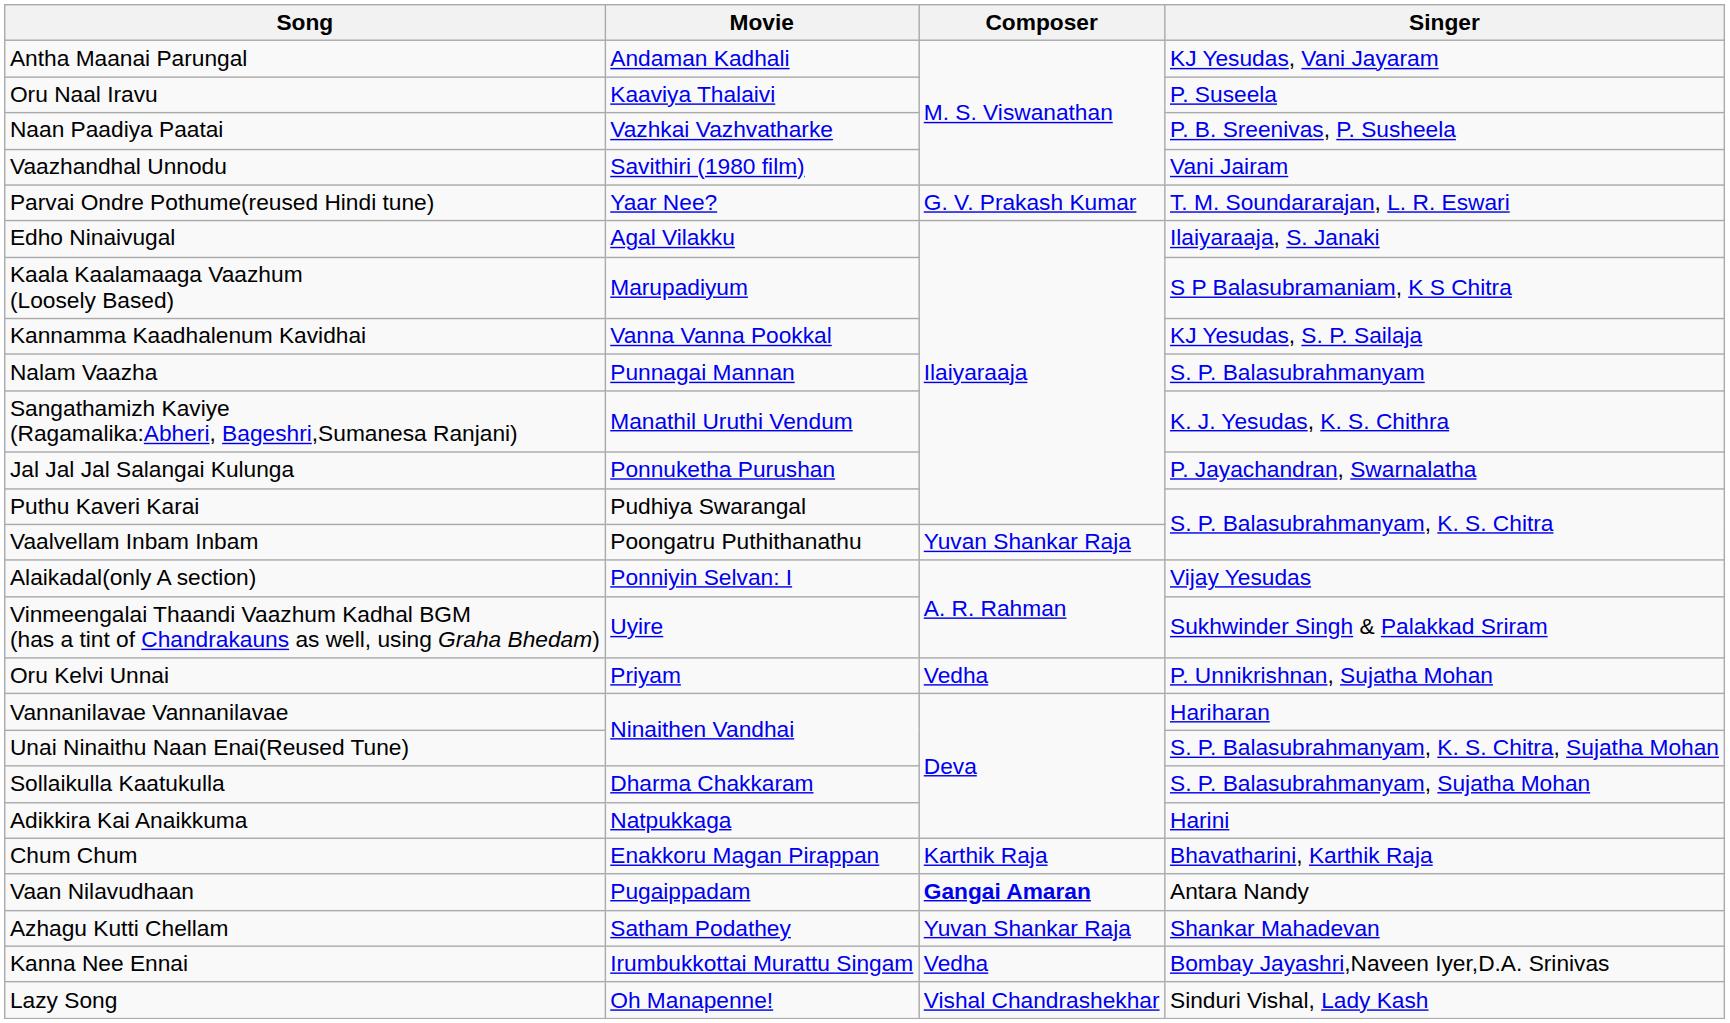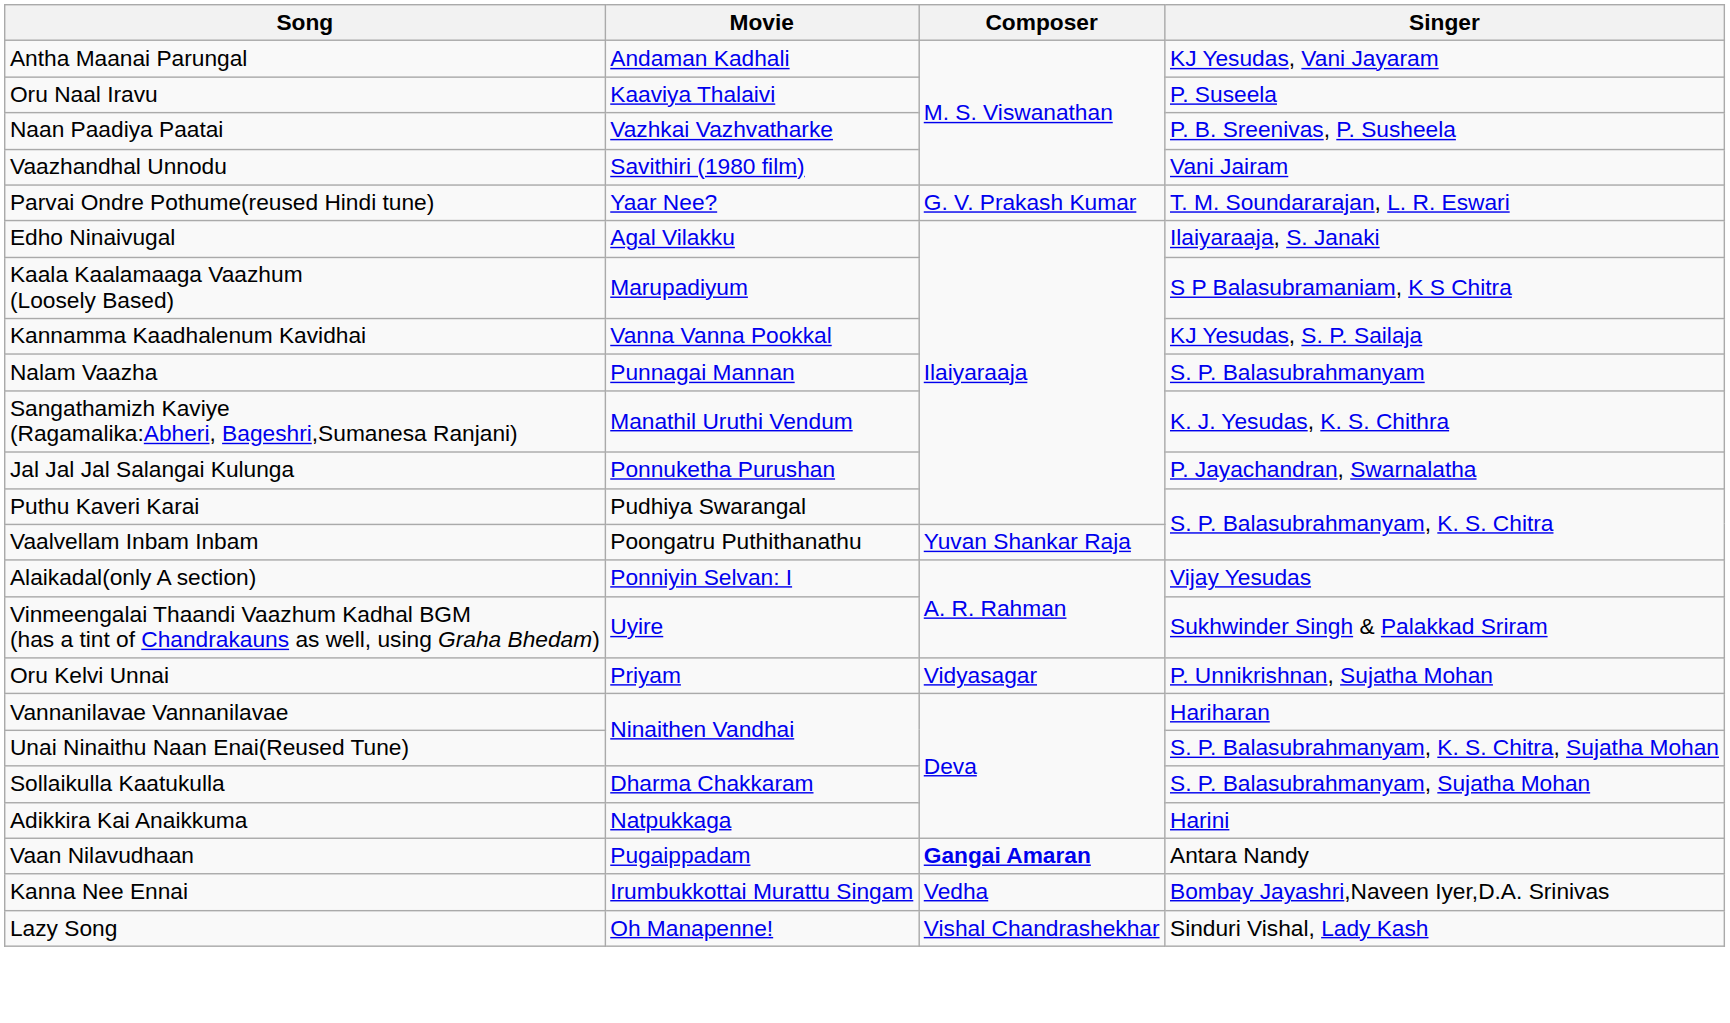(956, 675) Vedha -> (980, 675) Vidyasagar
- row: (74, 855)
- row: (119, 927)
